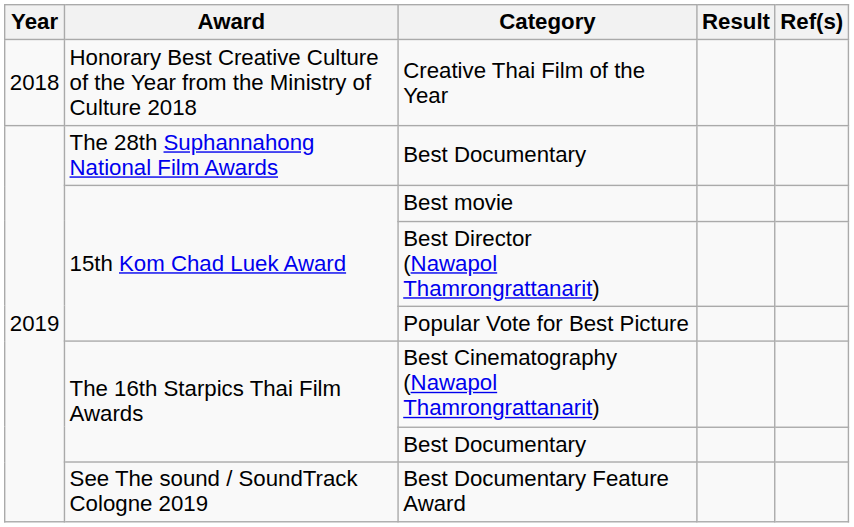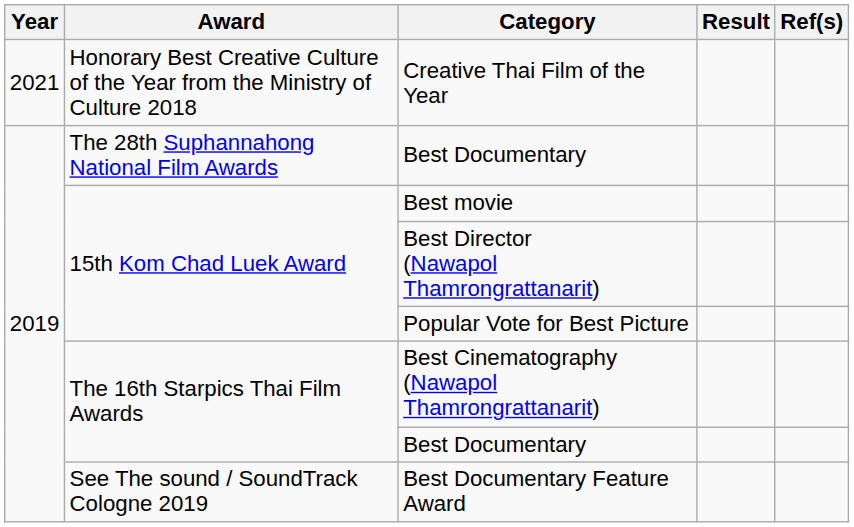(35, 82) 2018 -> (35, 82) 2021
